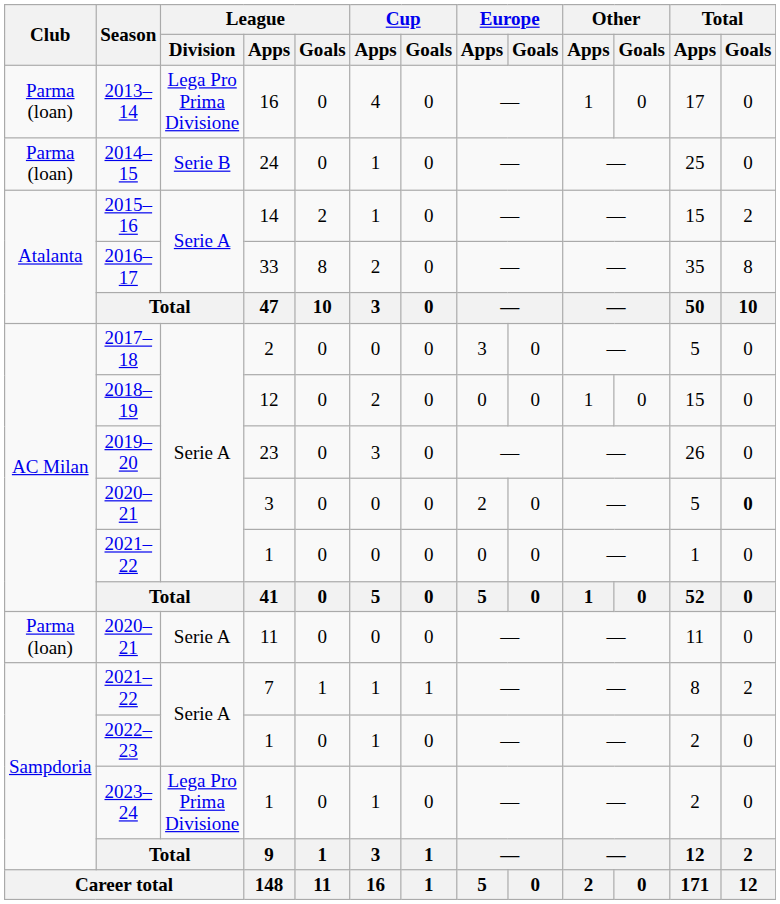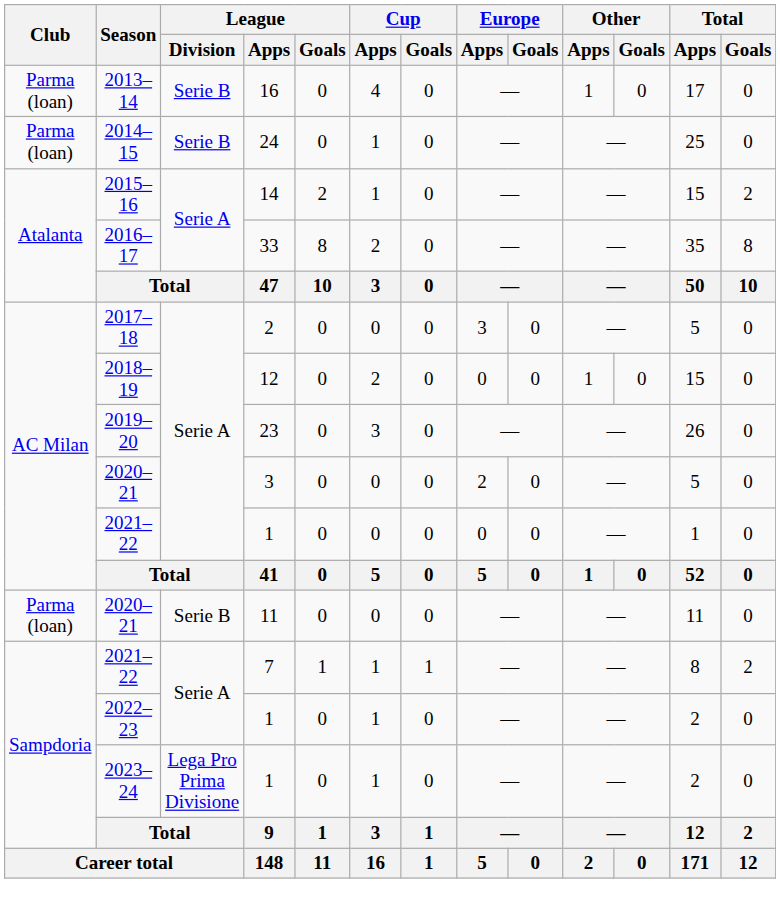(202, 101) Lega Pro Prima Divisione -> (202, 90) Serie B
(748, 503) bold -> (748, 482) normal
(202, 637) Serie A -> (202, 615) Serie B
